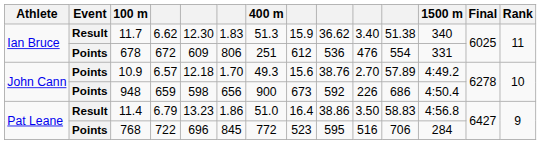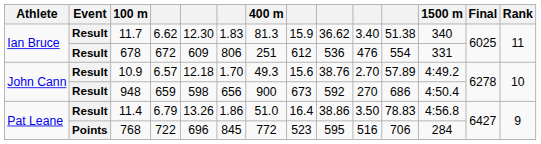(266, 34) 51.3 -> (266, 34) 81.3
(90, 53) Points -> (90, 53) Result
(90, 72) Points -> (90, 72) Result
(90, 92) Points -> (90, 92) Result
(367, 92) 226 -> (367, 92) 270
(198, 111) 13.23 -> (198, 111) 13.26
(400, 111) 58.83 -> (400, 111) 78.83
